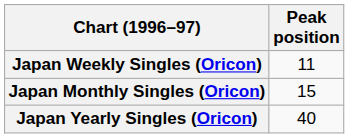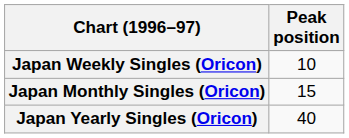(306, 64) 11 -> (306, 64) 10
